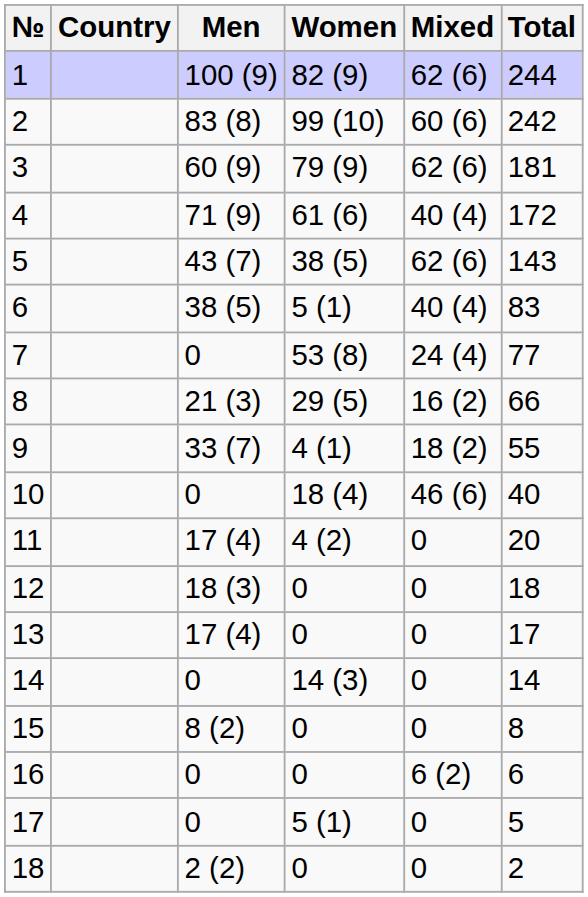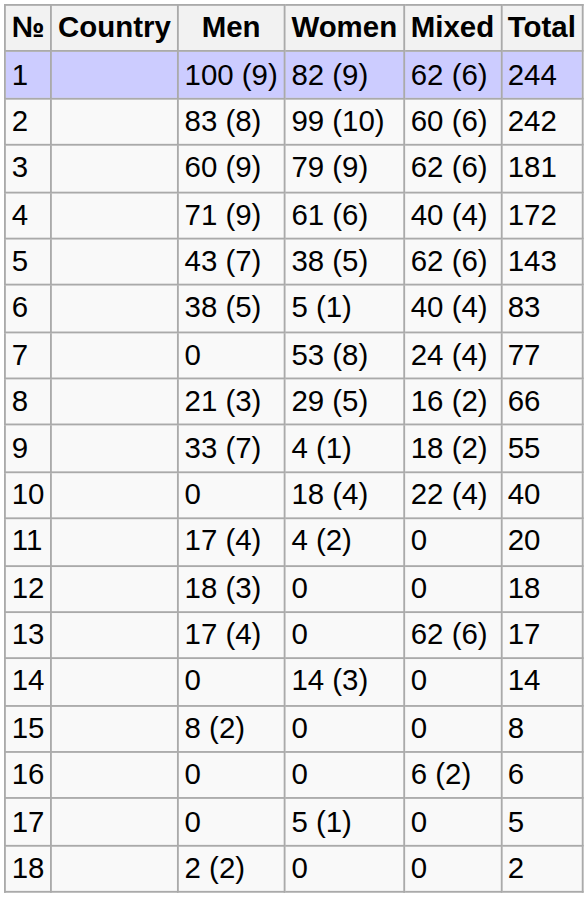(449, 494) 46 (6) -> (449, 494) 22 (4)
(419, 634) 0 -> (449, 634) 62 (6)
